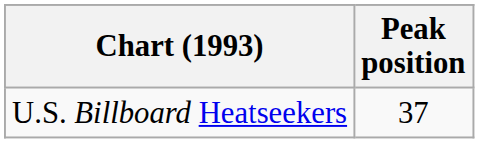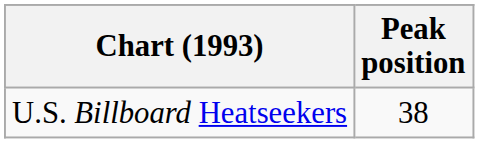(413, 112) 37 -> (413, 112) 38
